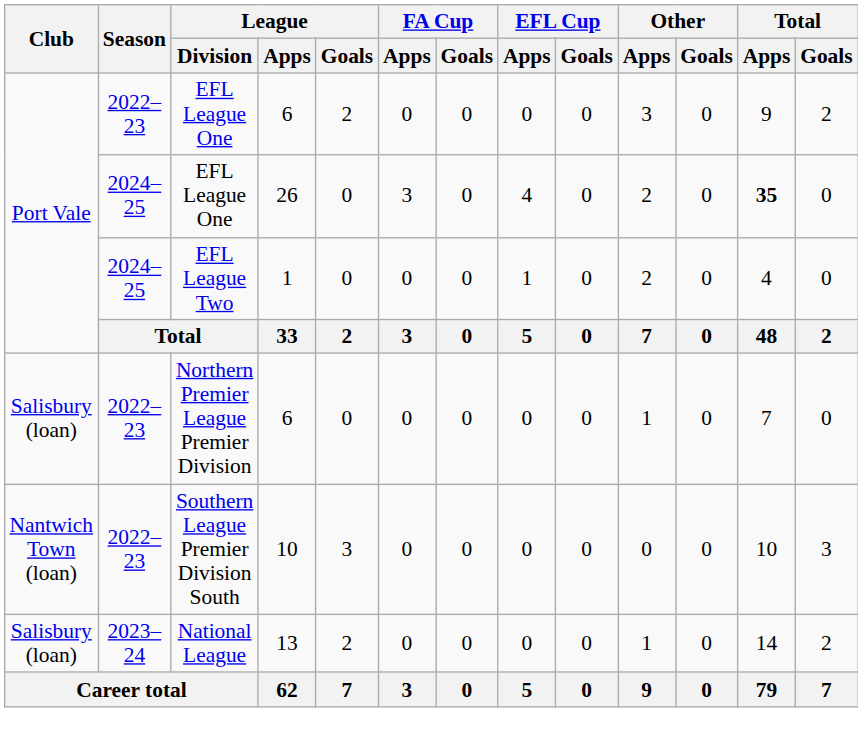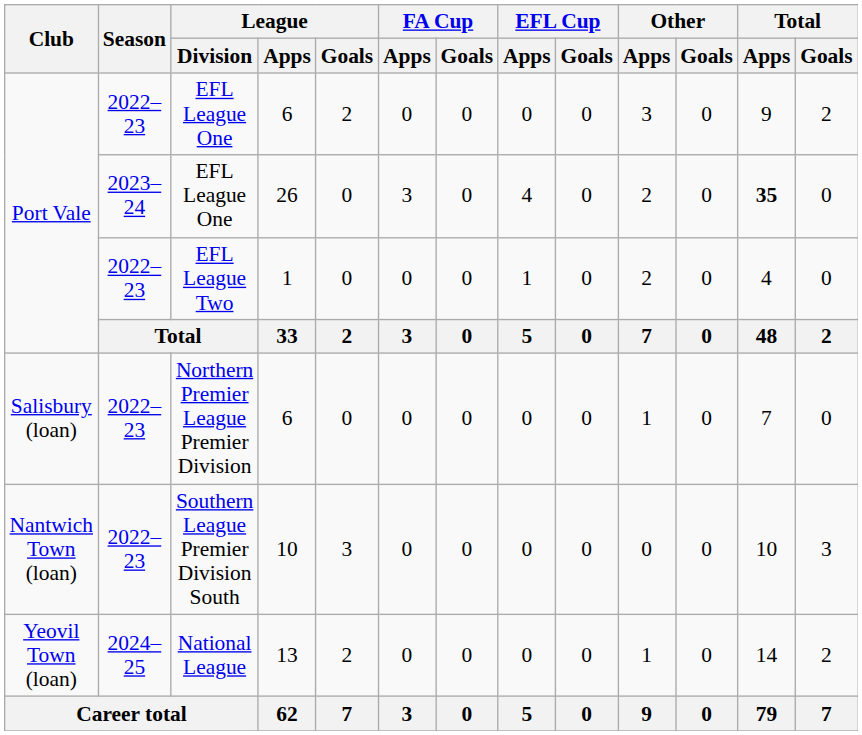(134, 195) 2024–25 -> (134, 195) 2023–24
(134, 278) 2024–25 -> (134, 278) 2022–23
(51, 643) Salisbury (loan) -> (51, 655) Yeovil Town (loan)
(134, 643) 2023–24 -> (134, 655) 2024–25
